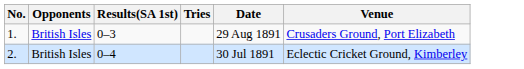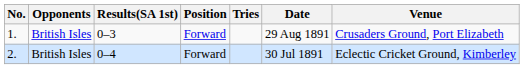+ column: (205, 14)
